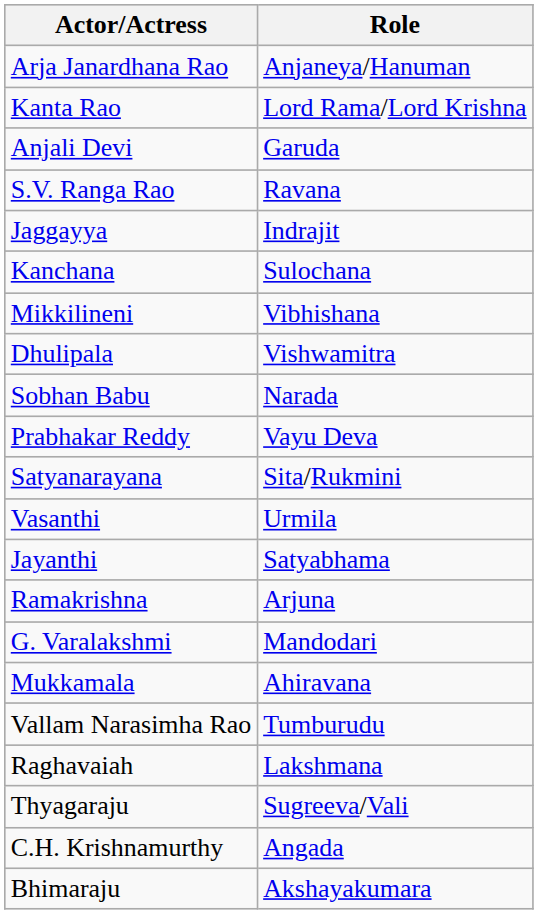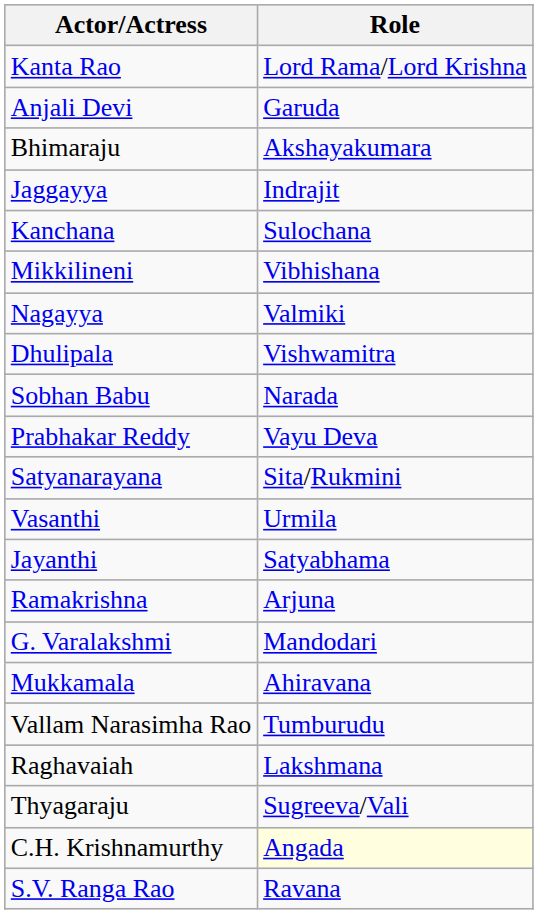- row: (119, 66)
rows swapped: (93, 189) <-> (65, 888)
+ row: (57, 312)
(303, 847) no background -> (303, 847) lightyellow background
